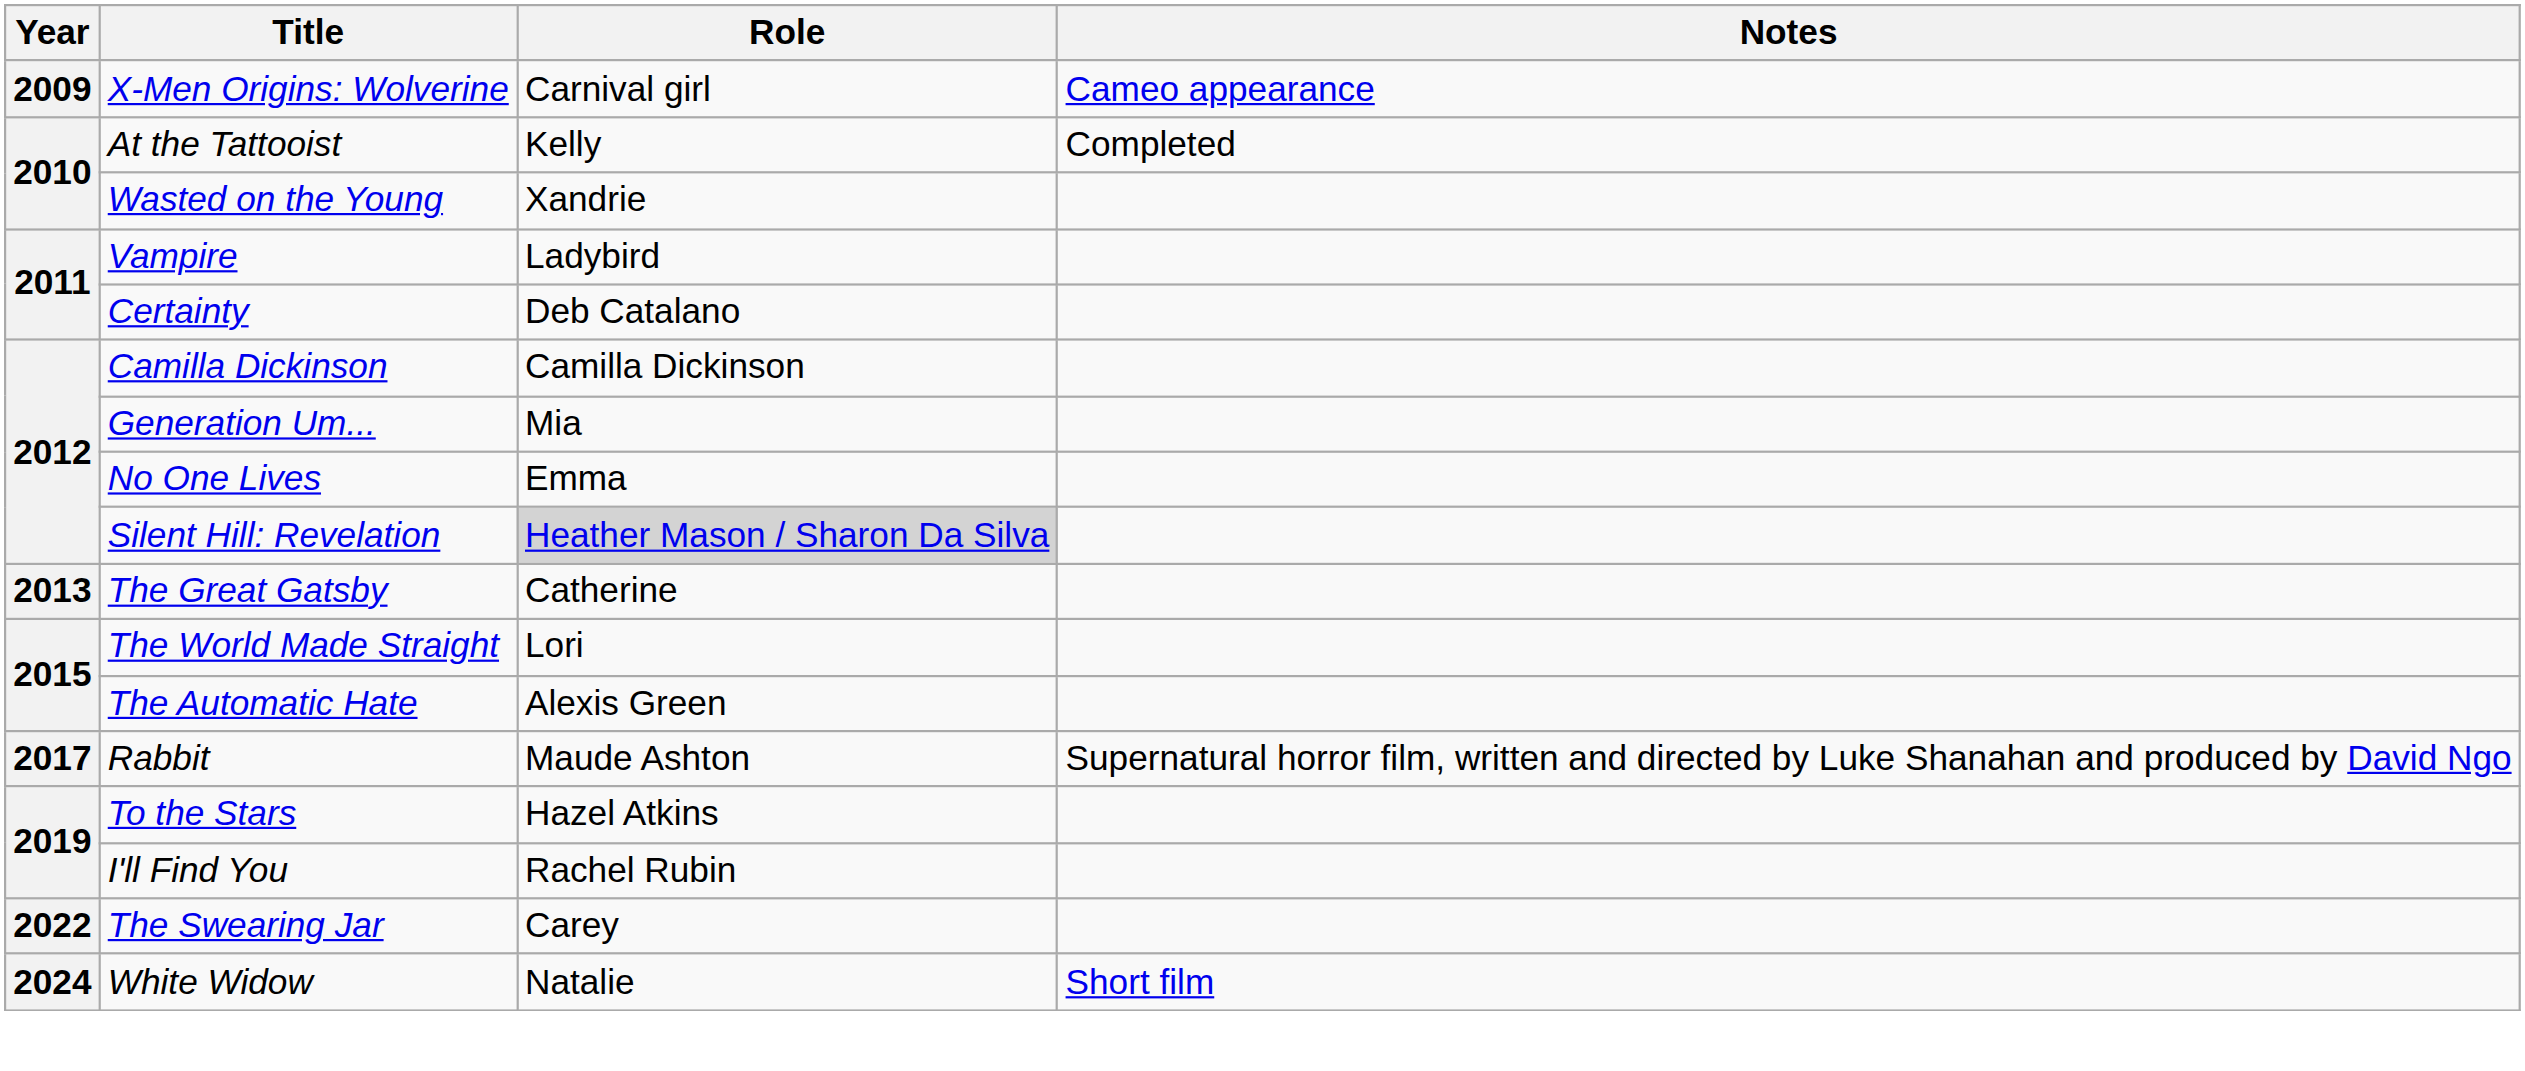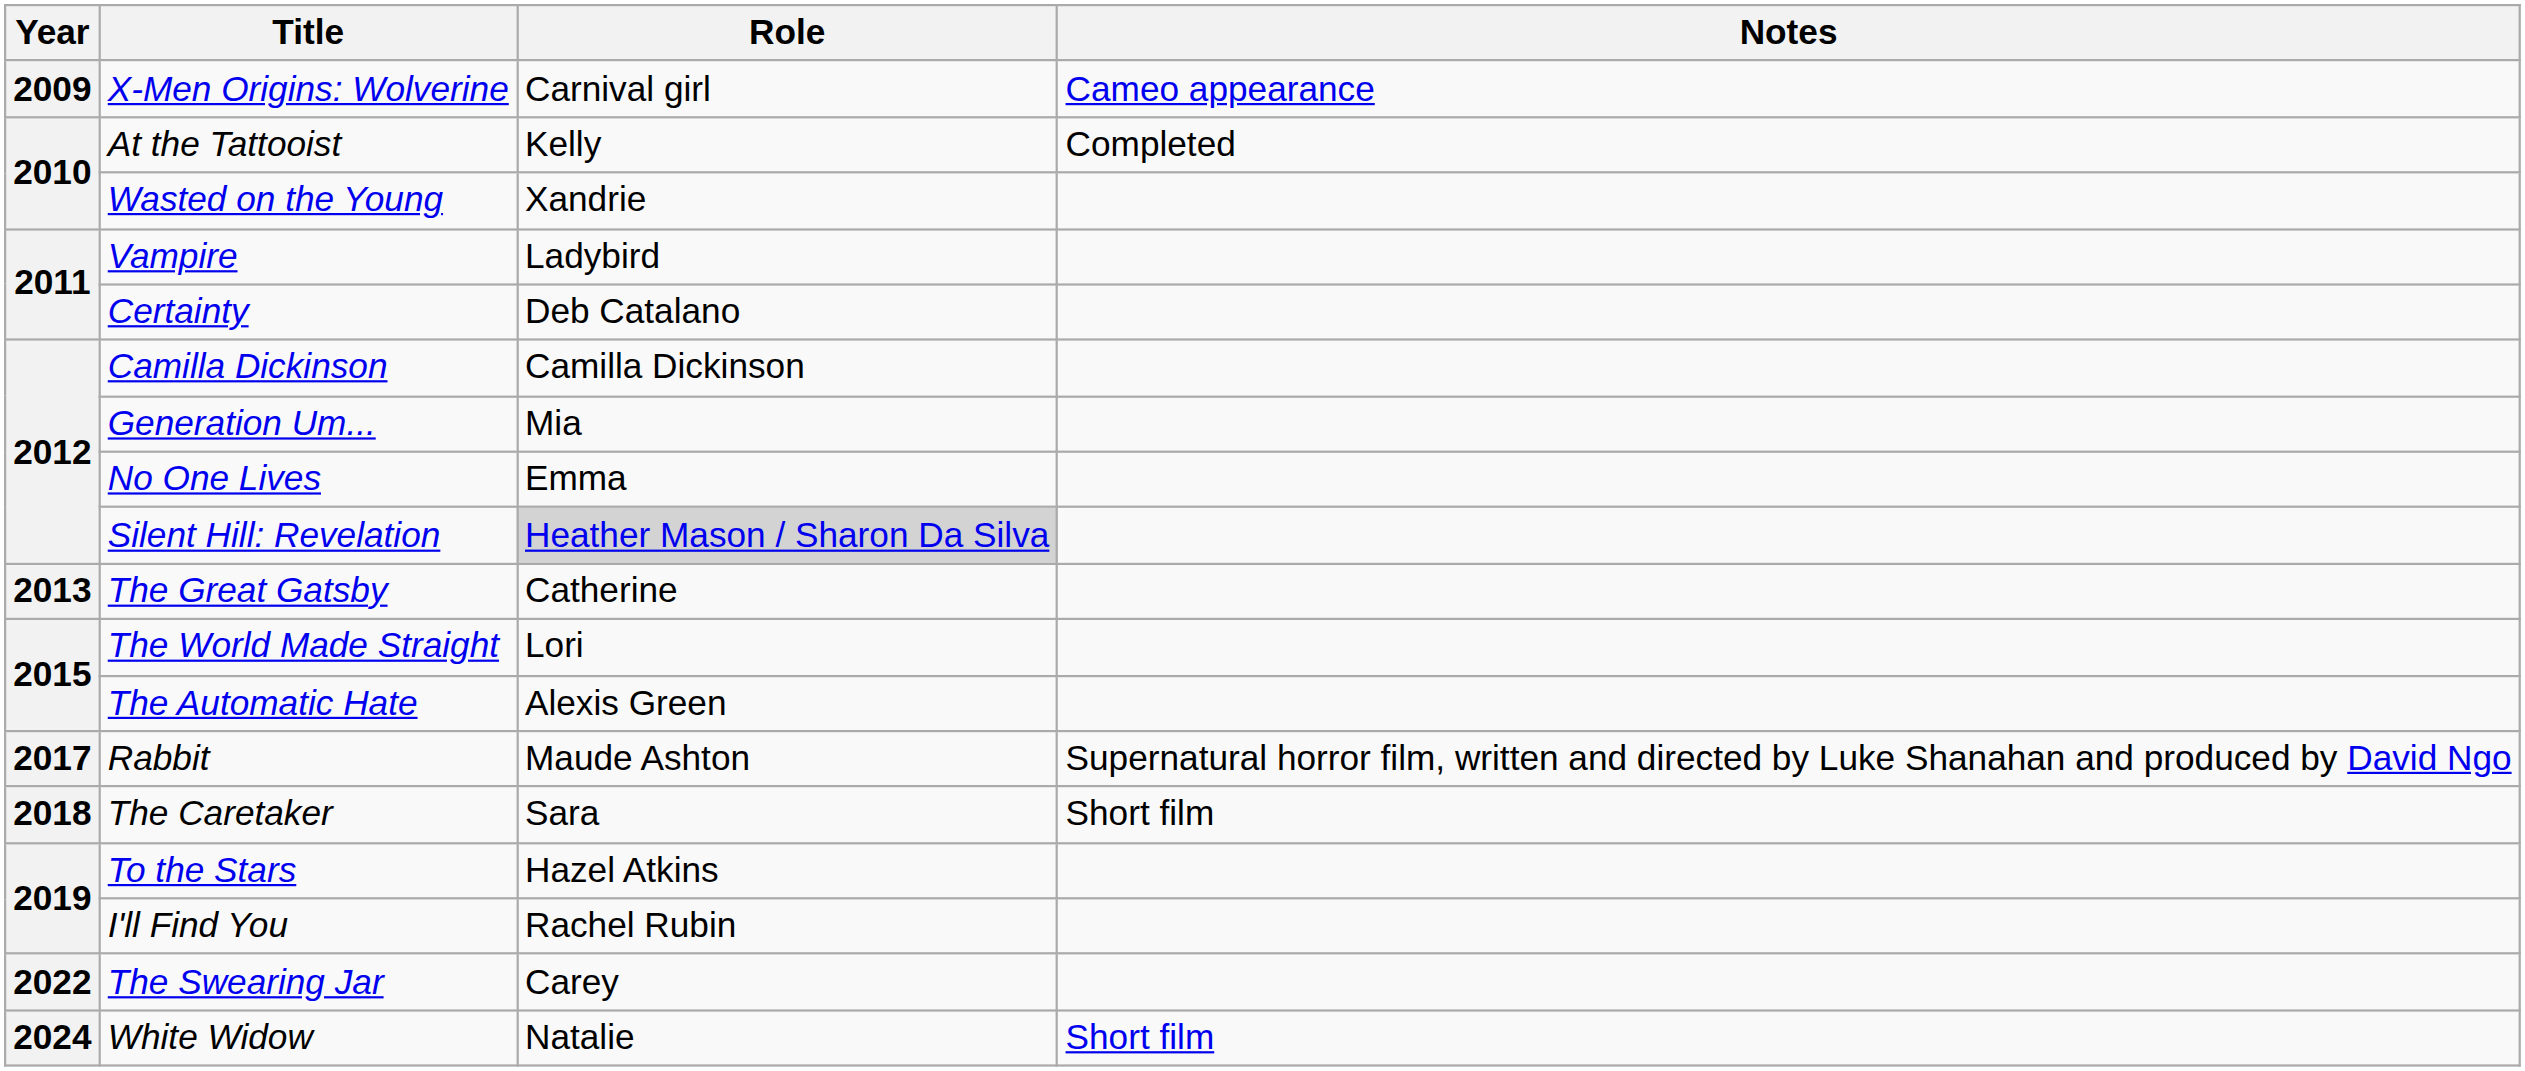+ row: (220, 813)
